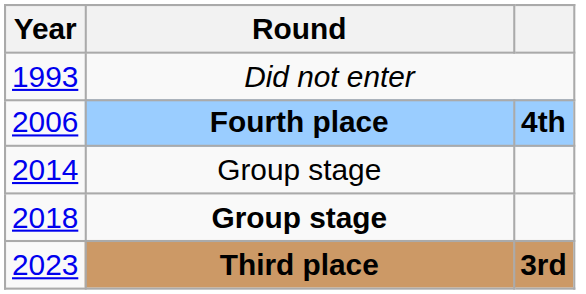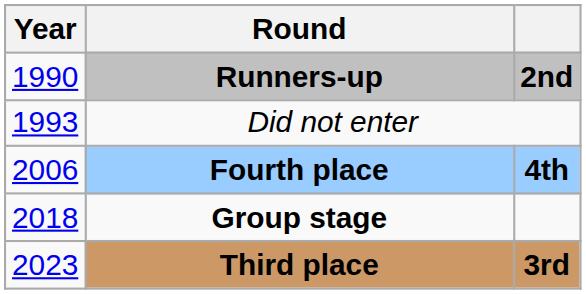+ row: (45, 76)
- row: (45, 170)
